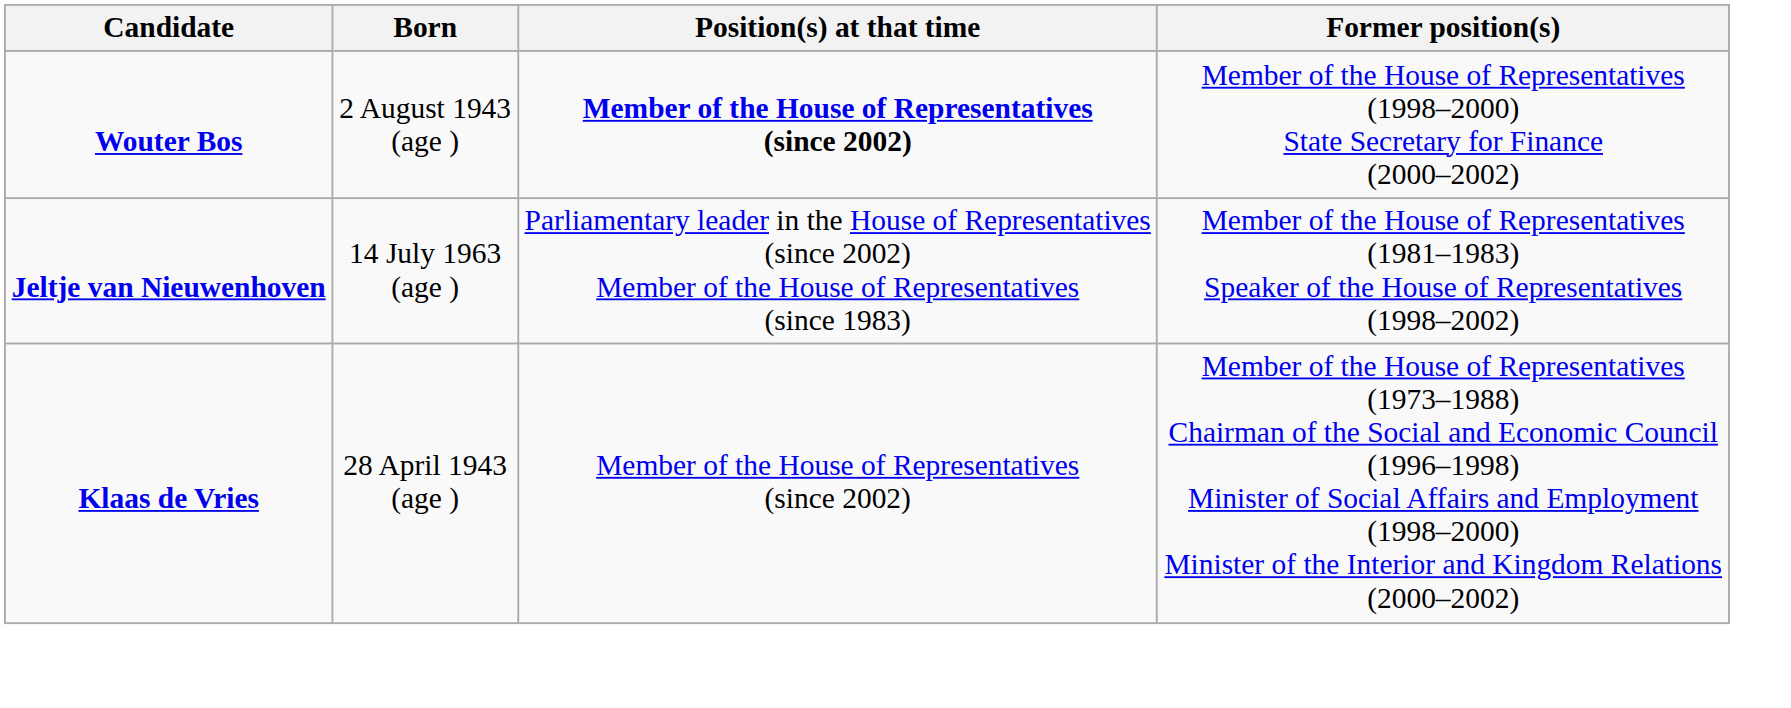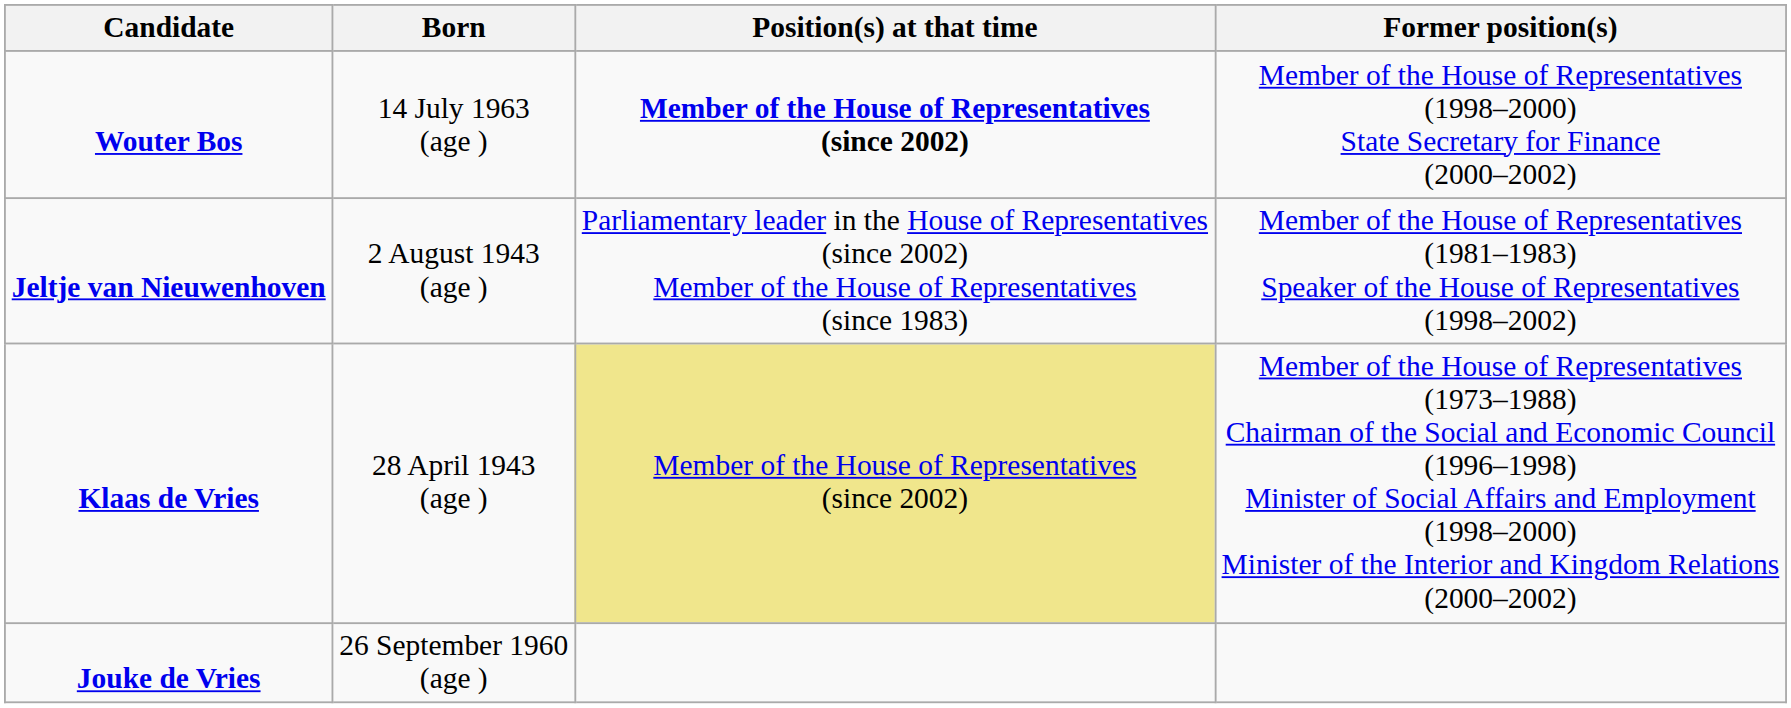(425, 124) 2 August 1943 (age ) -> (454, 124) 14 July 1963 (age )
(425, 270) 14 July 1963 (age ) -> (454, 270) 2 August 1943 (age )
(838, 482) no background -> (895, 482) khaki background
+ row: (169, 678)
